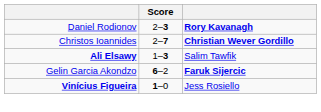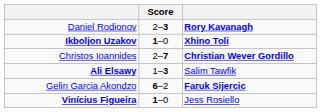+ row: (101, 42)
